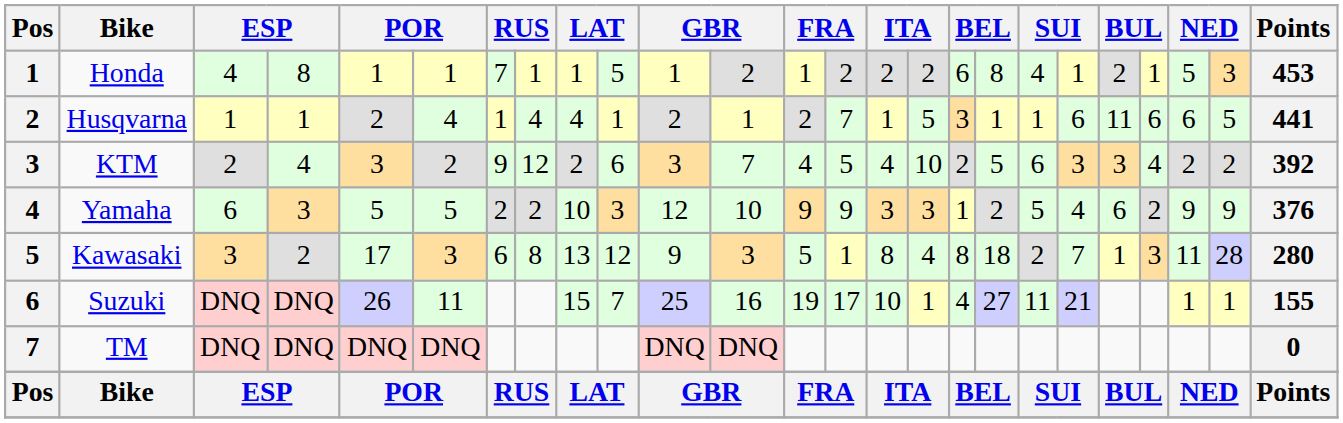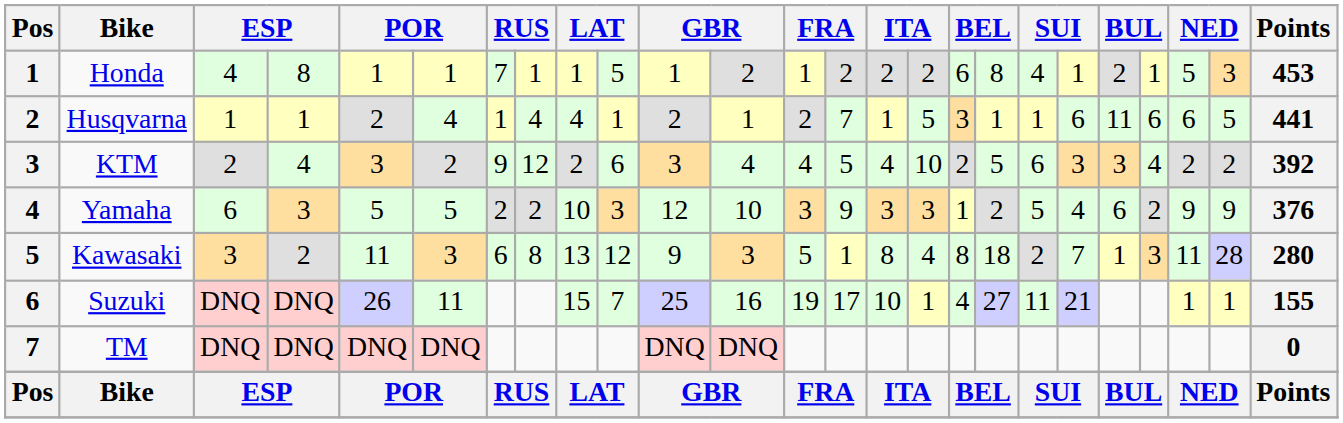(748, 164) 7 -> (748, 164) 4
(805, 210) 9 -> (805, 210) 3
(377, 256) 17 -> (377, 256) 11
